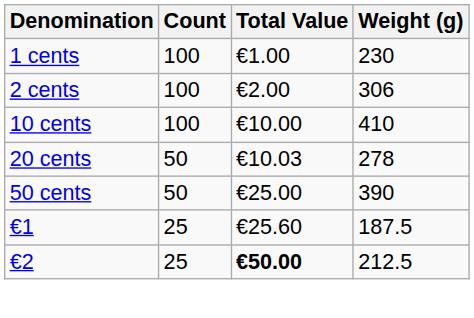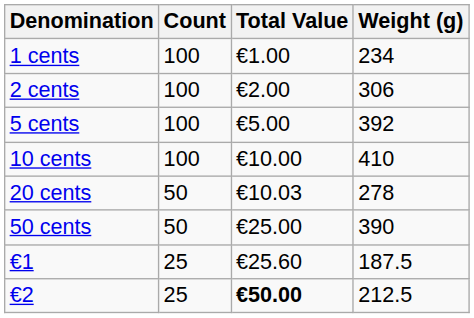(376, 55) 230 -> (376, 55) 234
+ row: (44, 124)
